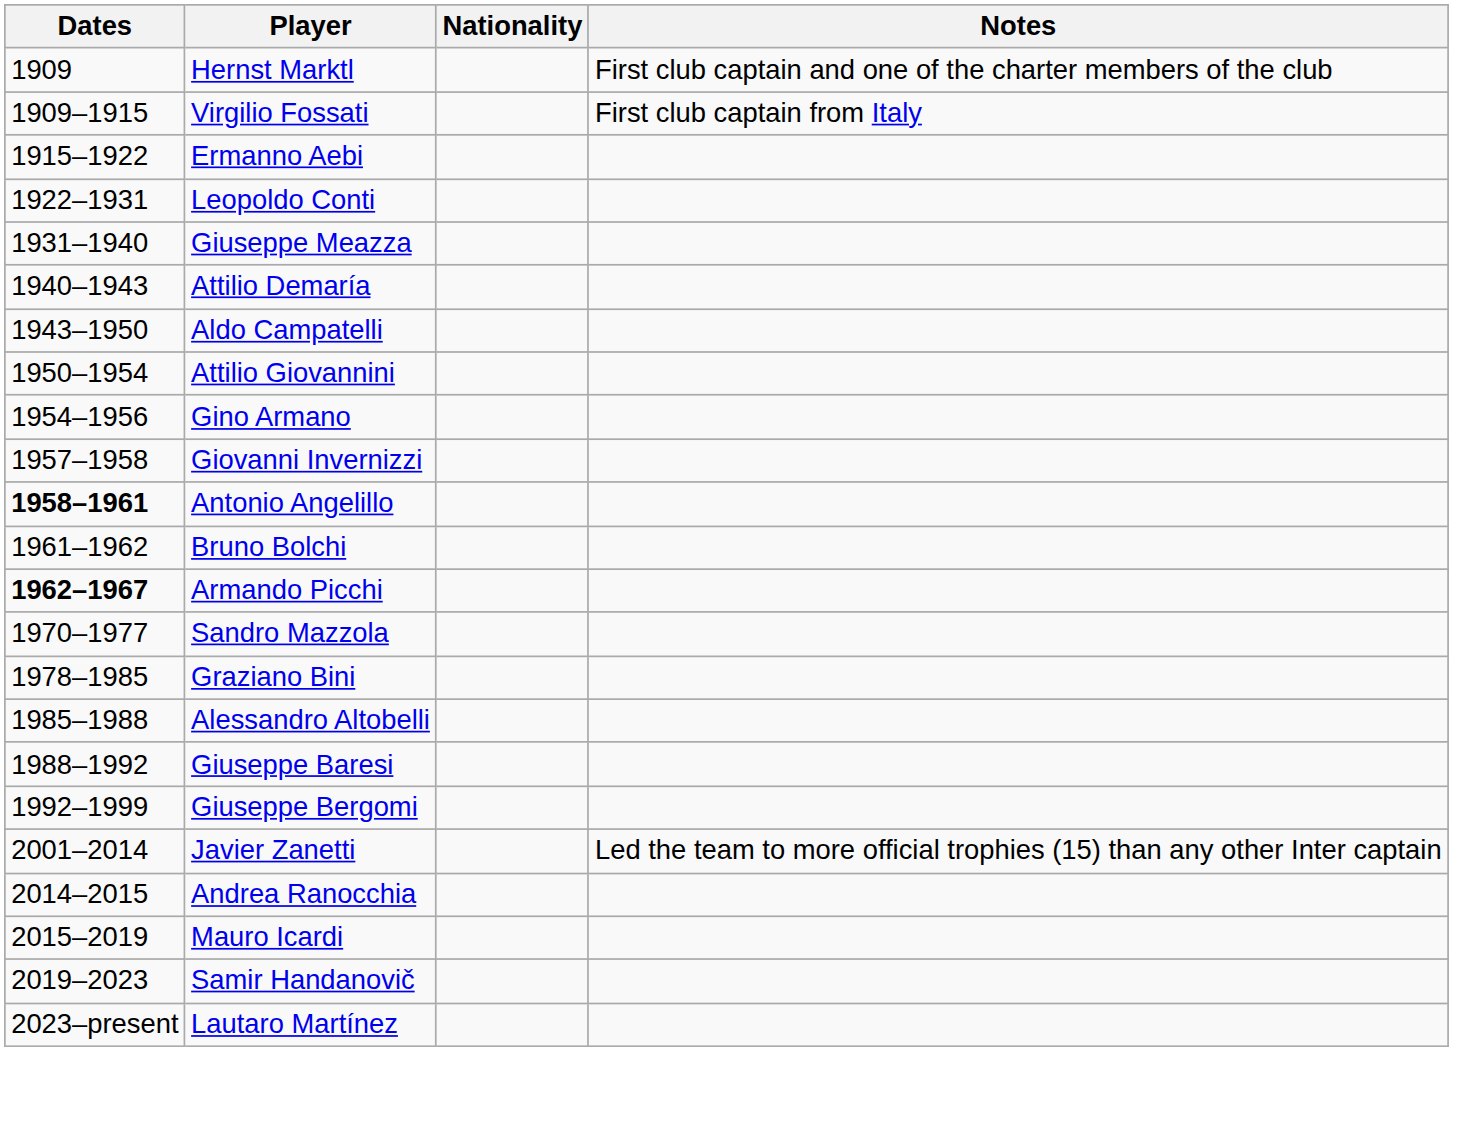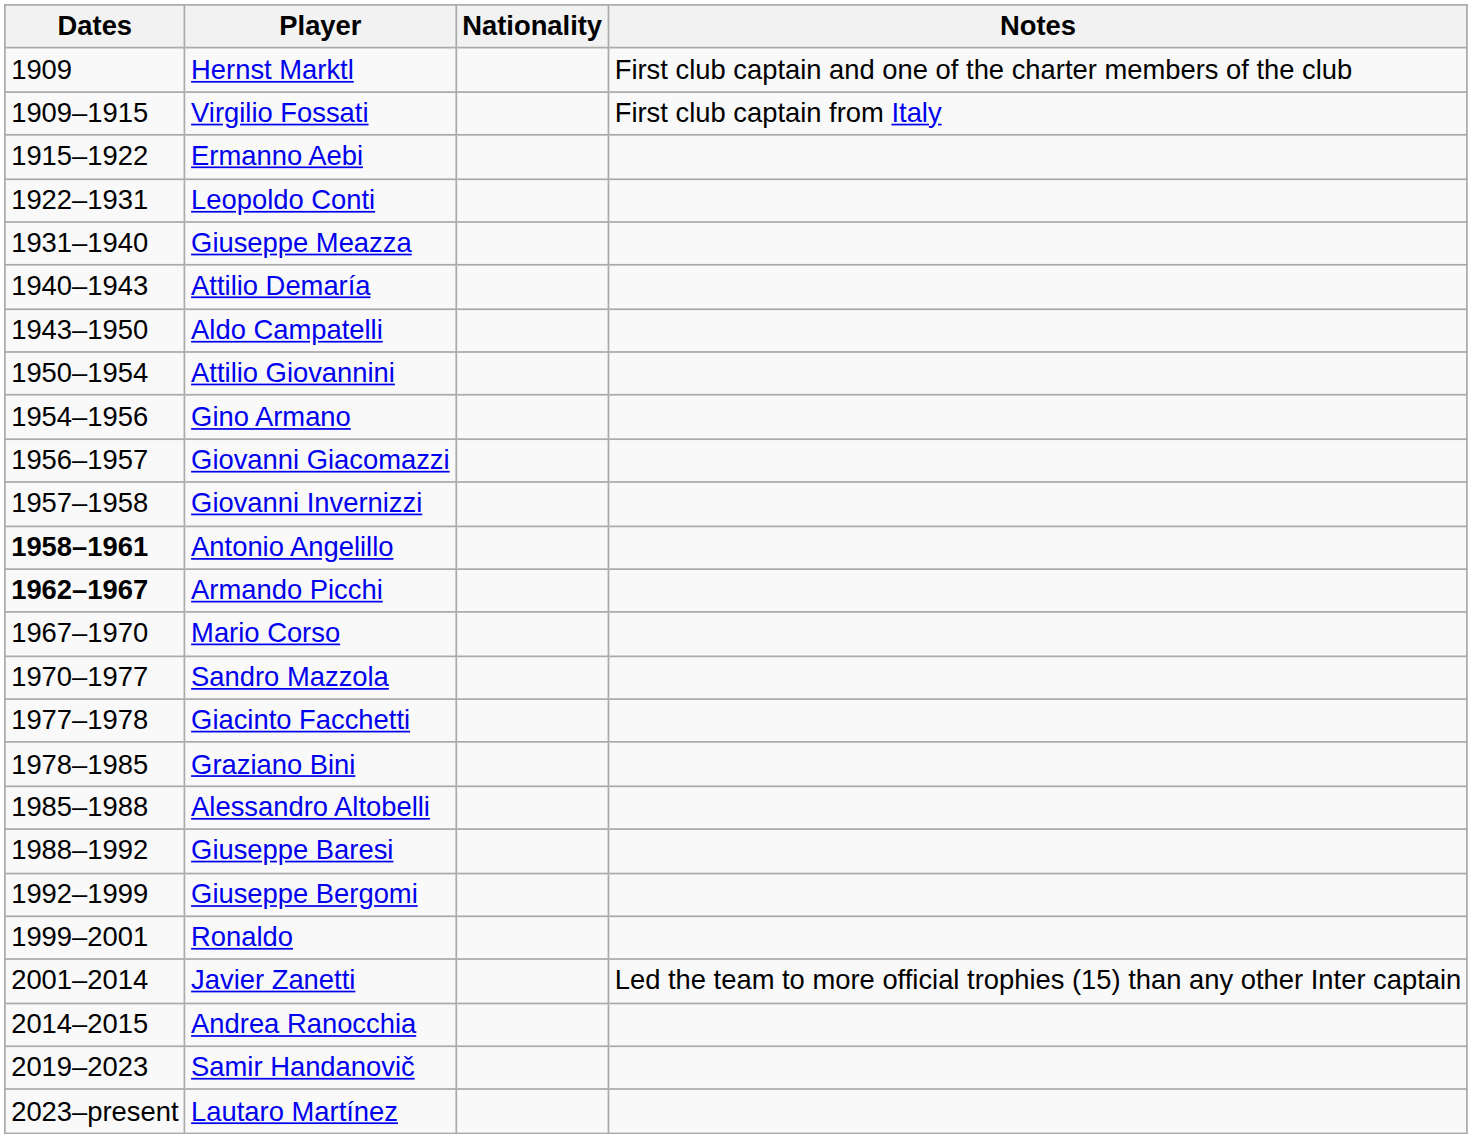+ row: (320, 460)
- row: (269, 546)
+ row: (266, 633)
+ row: (301, 720)
+ row: (242, 937)
- row: (267, 937)
